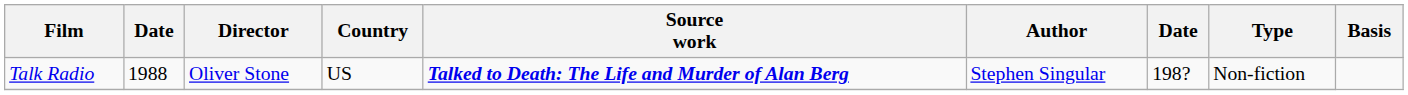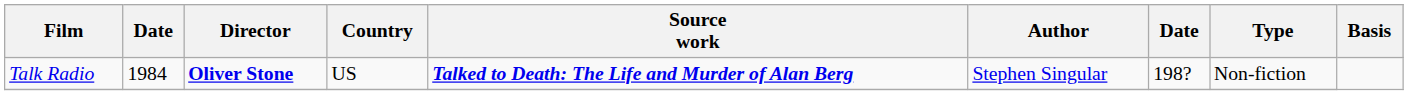(148, 73) 1988 -> (147, 73) 1984
(239, 73) normal -> (241, 73) bold
